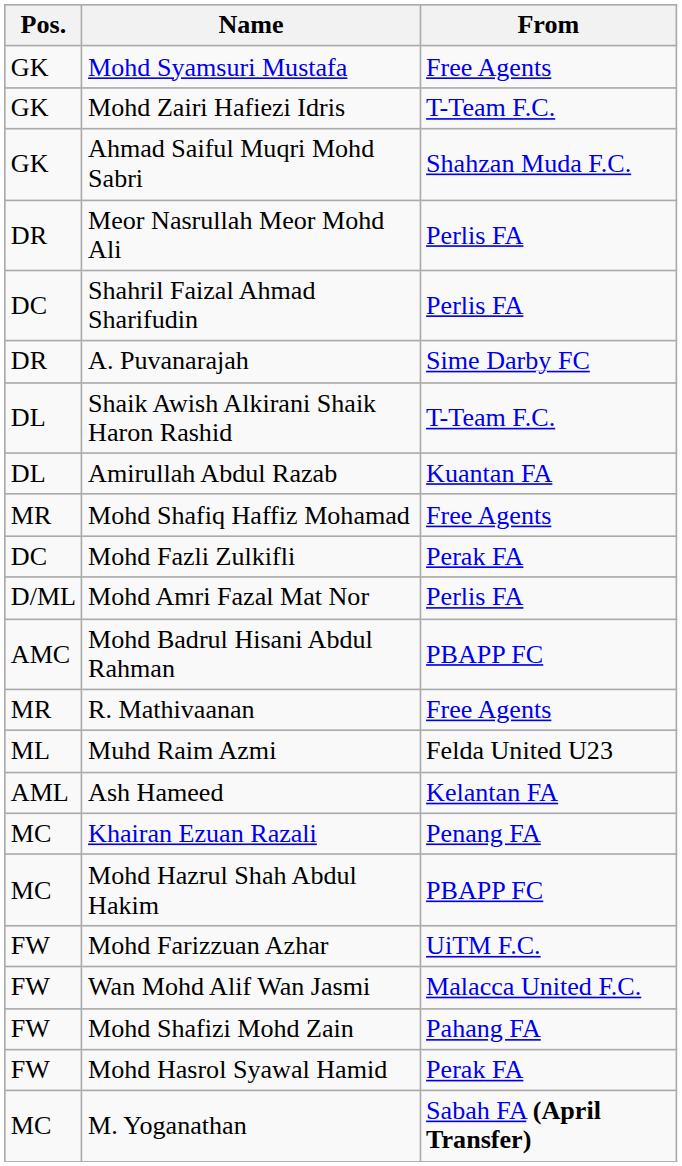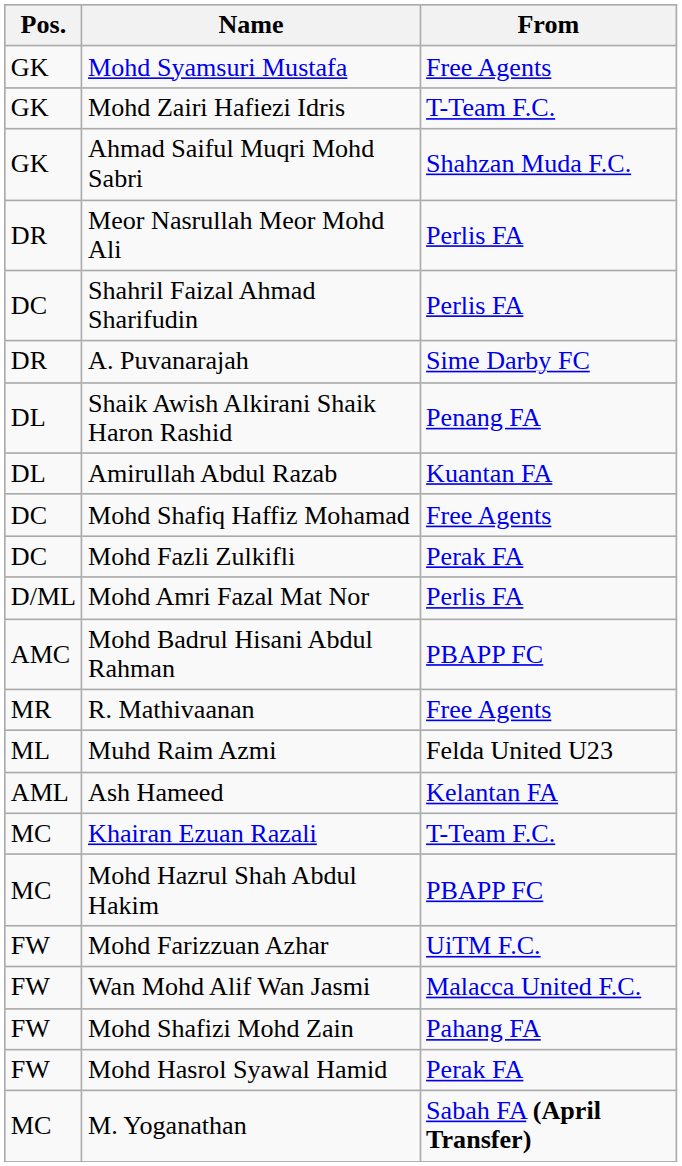(491, 417) T-Team F.C. -> (483, 417) Penang FA
(31, 514) MR -> (29, 514) DC
(483, 833) Penang FA -> (491, 833) T-Team F.C.
